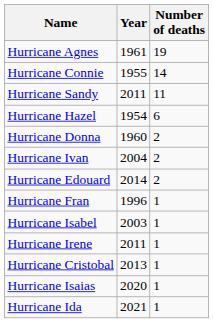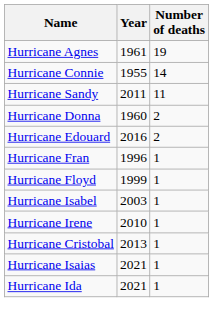- row: (52, 115)
- row: (48, 158)
(134, 179) 2014 -> (134, 136) 2016
+ row: (52, 179)
(133, 243) 2011 -> (134, 222) 2010
(134, 286) 2020 -> (134, 264) 2021
